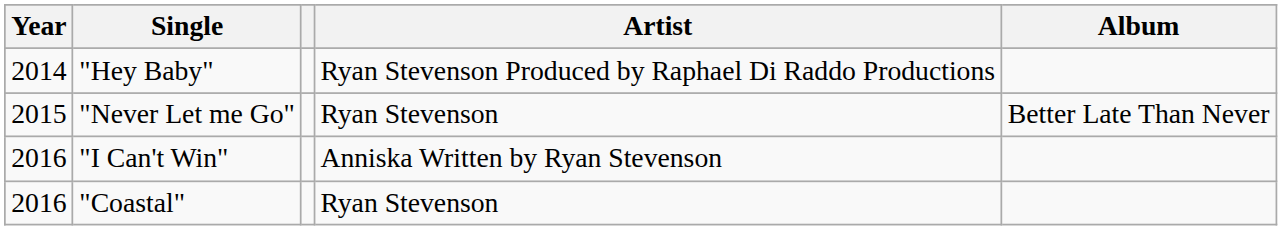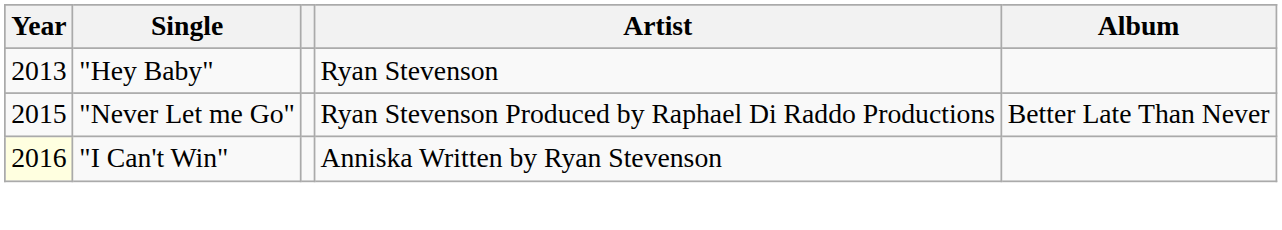(39, 70) 2014 -> (39, 70) 2013
(658, 70) Ryan Stevenson Produced by Raphael Di Raddo Productions -> (409, 70) Ryan Stevenson
(409, 114) Ryan Stevenson -> (658, 114) Ryan Stevenson Produced by Raphael Di Raddo Productions
(39, 158) no background -> (39, 158) lightyellow background
- row: (132, 202)
